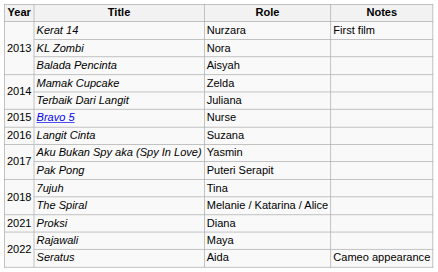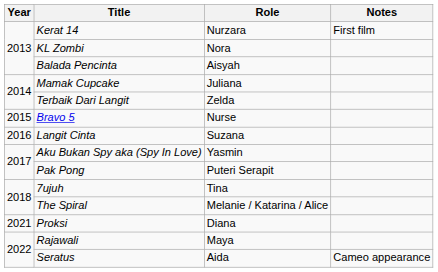(221, 83) Zelda -> (224, 83) Juliana
(224, 100) Juliana -> (221, 100) Zelda
